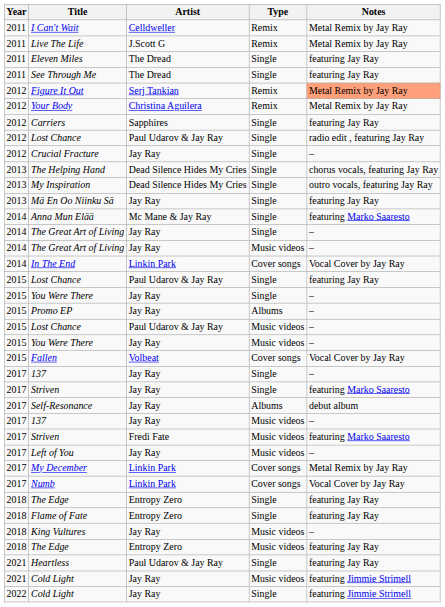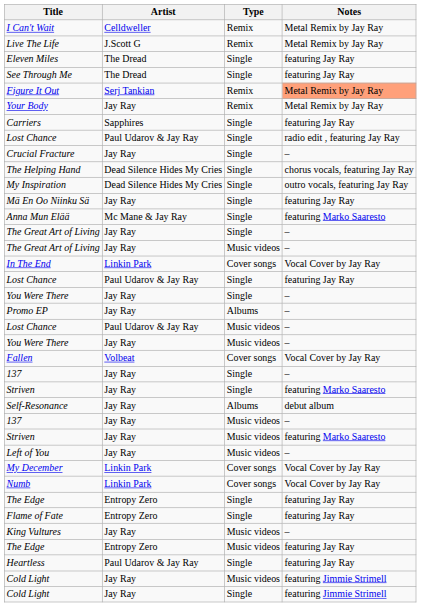- column: (17, 12)
(165, 106) Christina Aguilera -> (120, 106) Jay Ray
(149, 437) Fredi Fate -> (120, 437) Jay Ray
(358, 468) Metal Remix by Jay Ray -> (332, 468) Vocal Cover by Jay Ray
